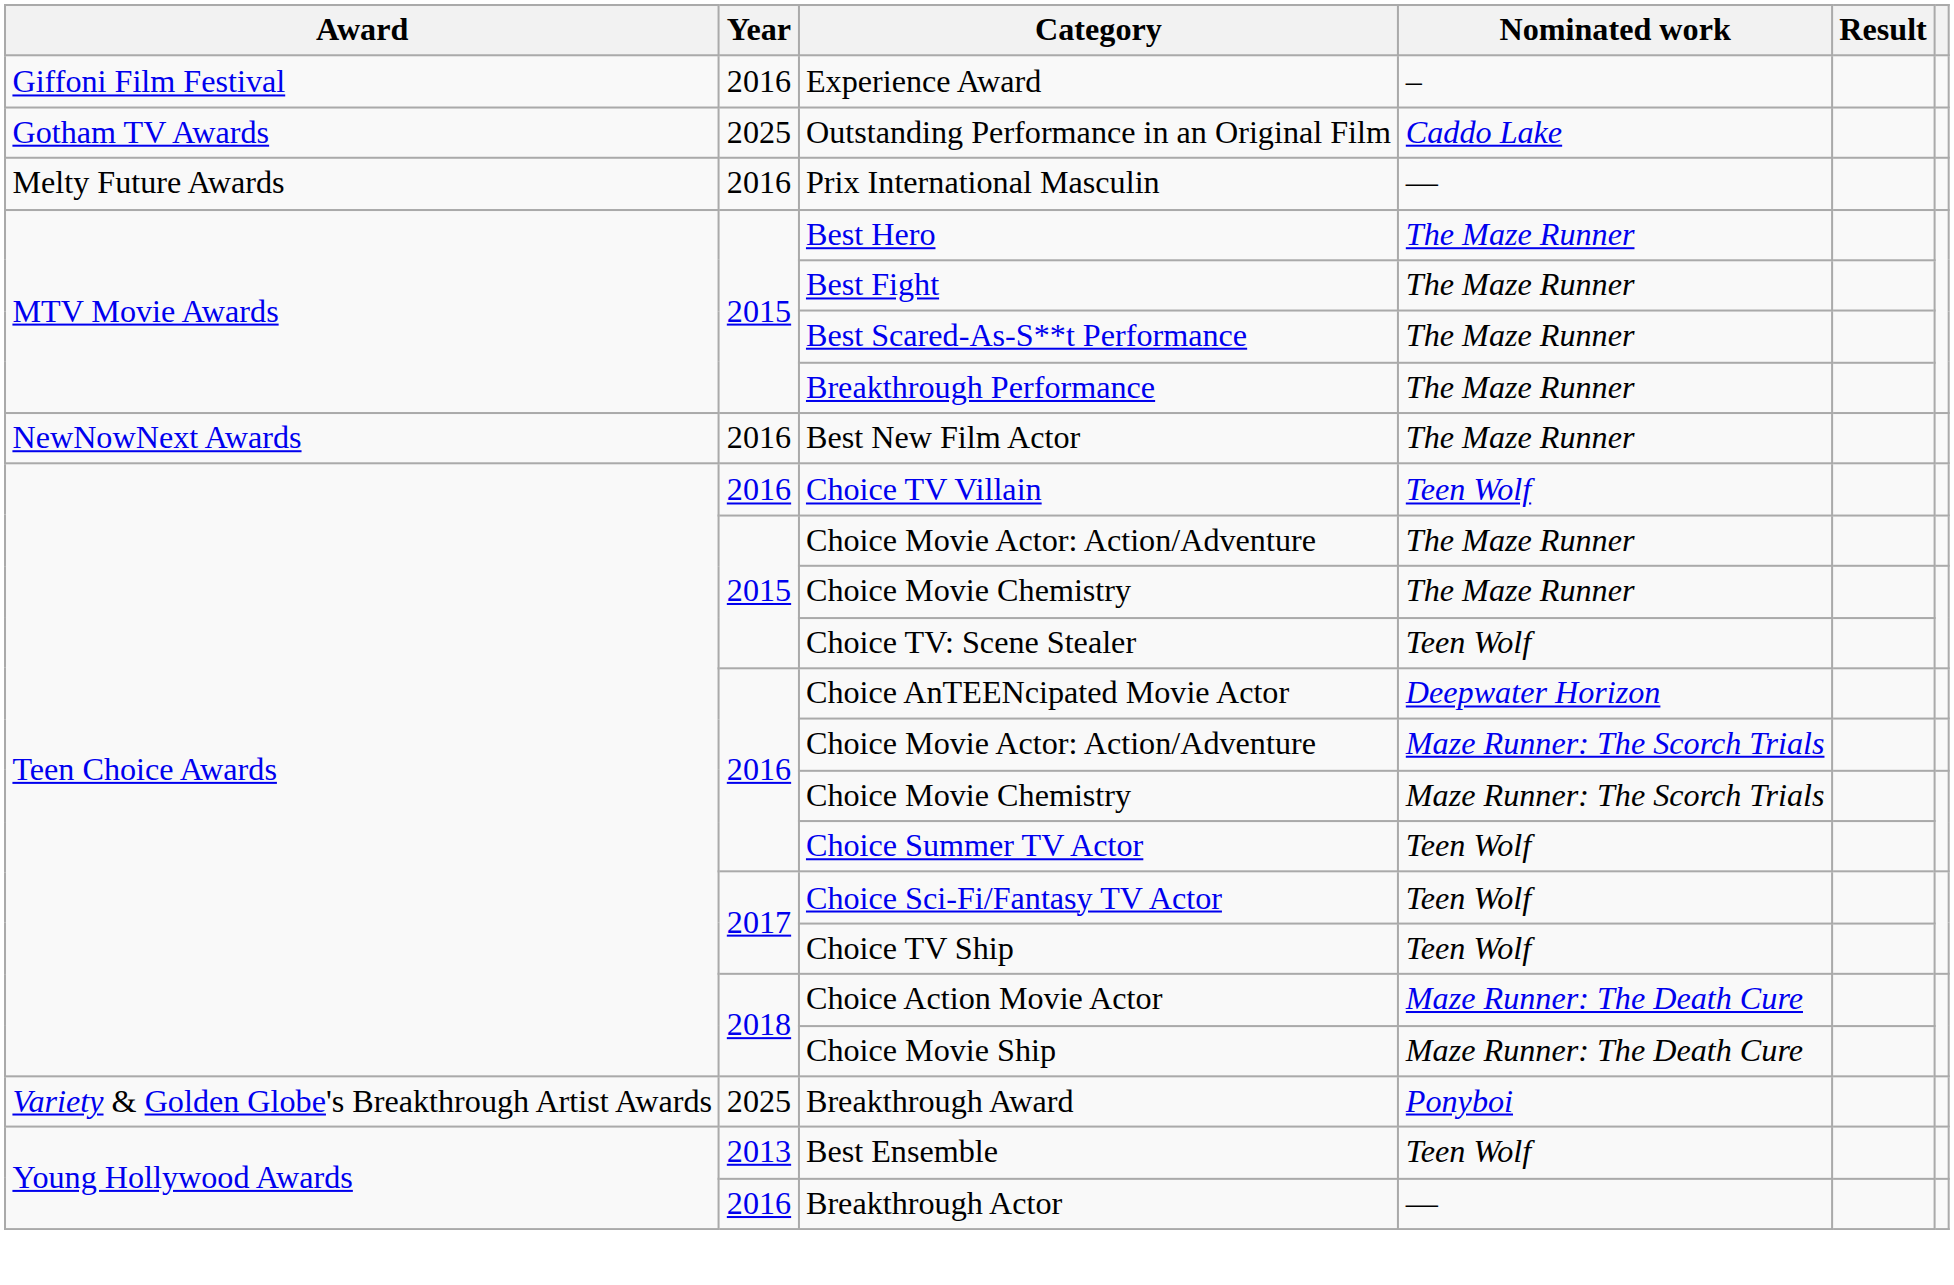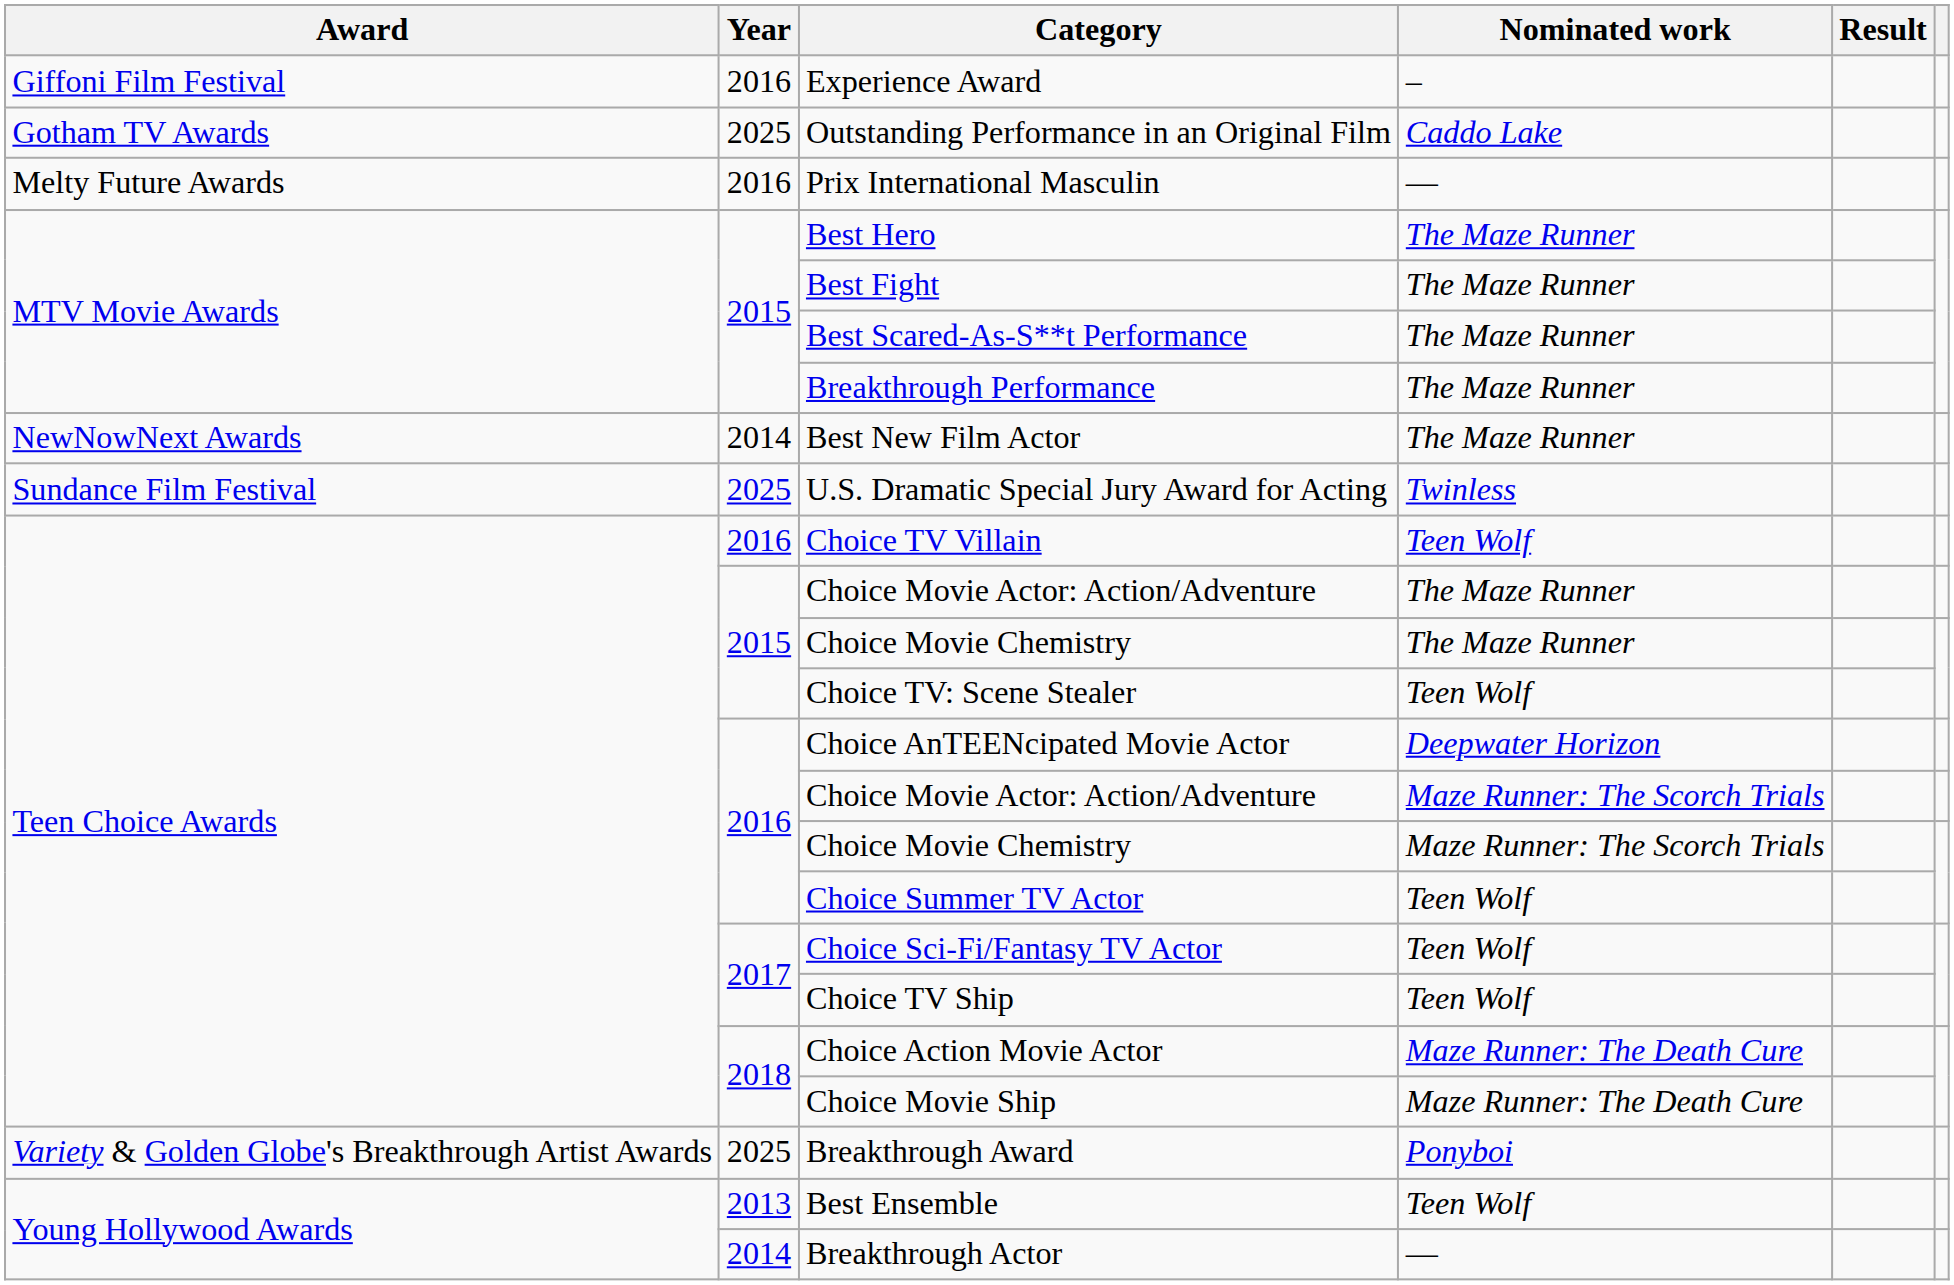(759, 438) 2016 -> (759, 438) 2014
+ row: (1097, 489)
(759, 1203) 2016 -> (759, 1254) 2014
